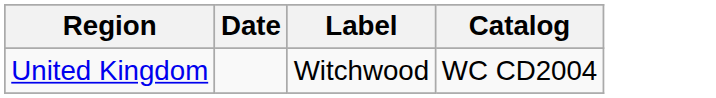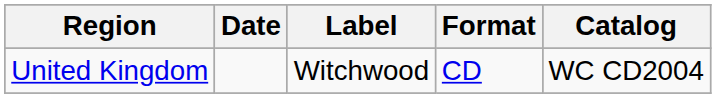+ column: (489, 26)
